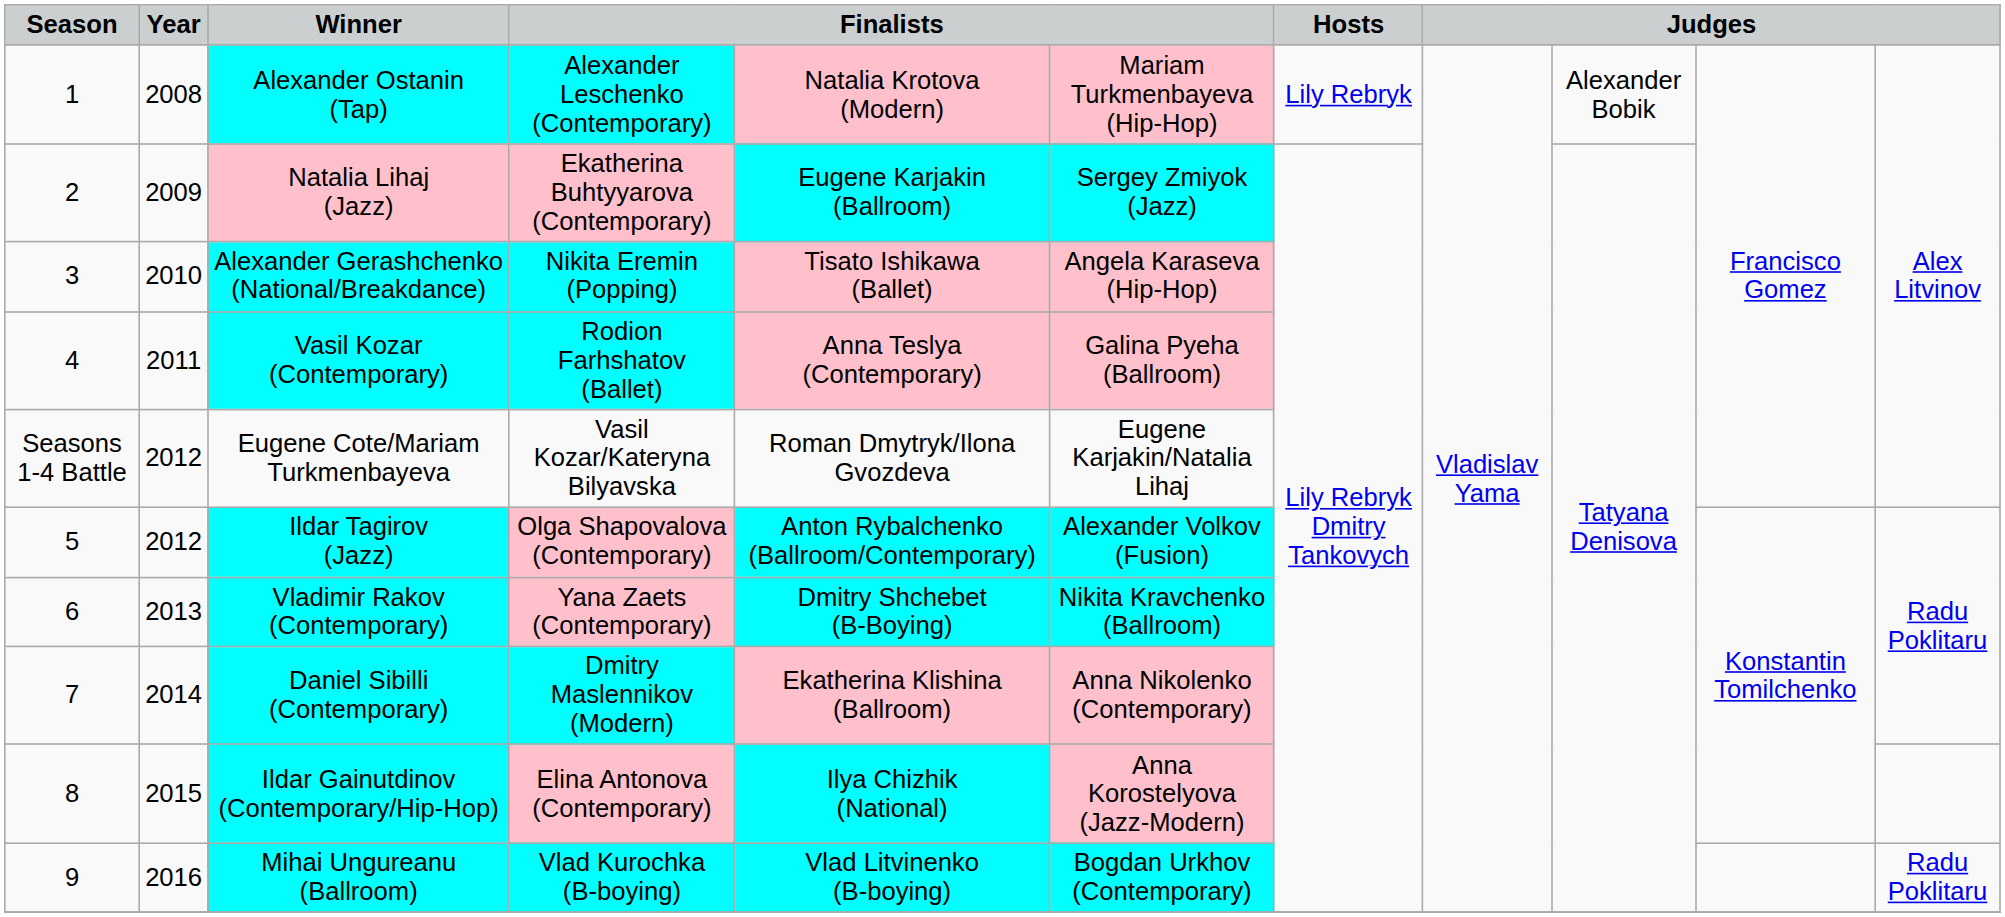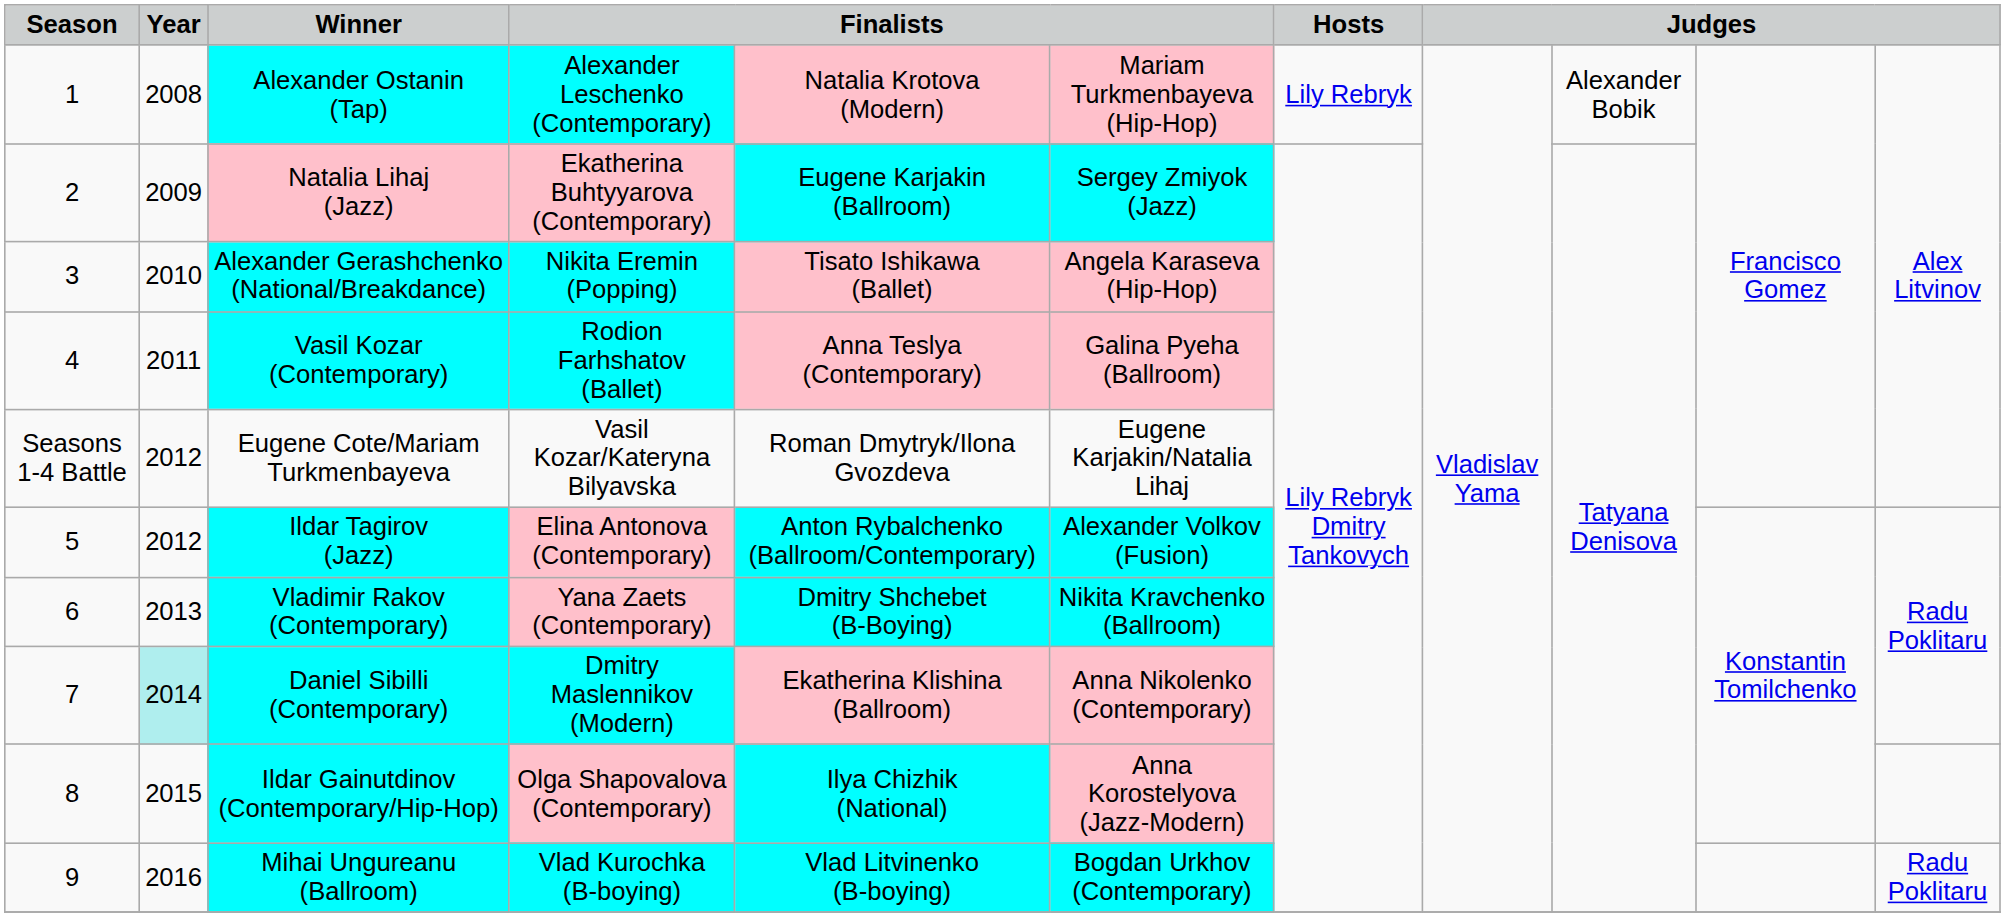(622, 542) Olga Shapovalova (Contemporary) -> (622, 542) Elina Antonova (Contemporary)
(174, 695) no background -> (174, 695) paleturquoise background
(622, 793) Elina Antonova (Contemporary) -> (622, 793) Olga Shapovalova (Contemporary)
